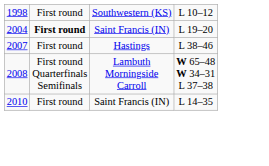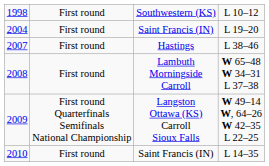(60, 29) bold -> (82, 29) normal
(60, 73) First round Quarterfinals Semifinals -> (82, 73) First round
+ row: (17, 119)
